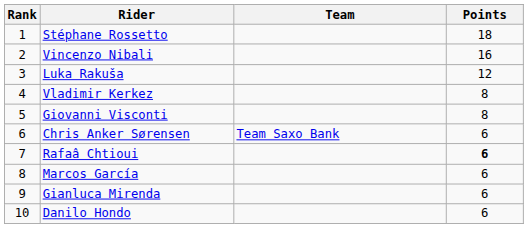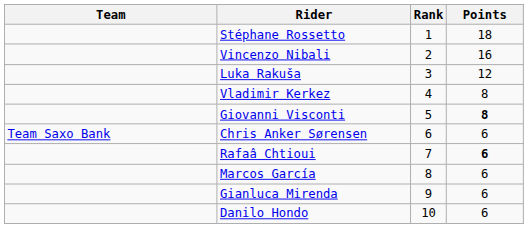columns swapped: (22, 14) <-> (340, 14)
(485, 114) normal -> (485, 114) bold
